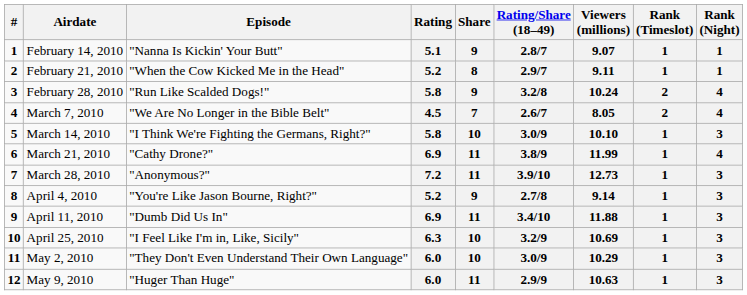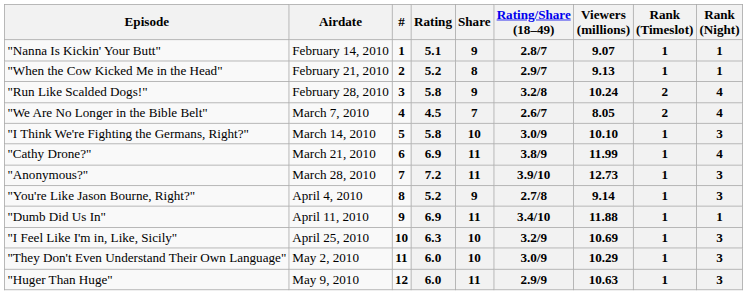columns swapped: (14, 22) <-> (269, 22)
(603, 71) 9.11 -> (603, 71) 9.13
(719, 216) 3 -> (719, 216) 1
